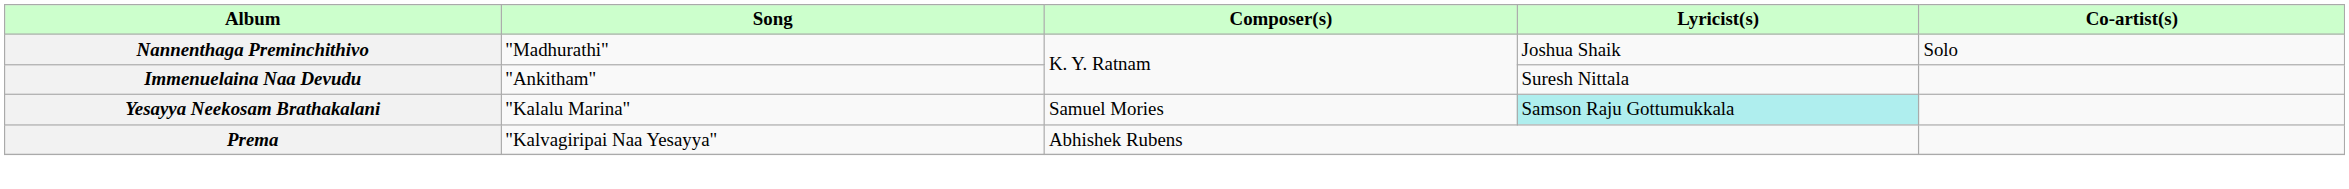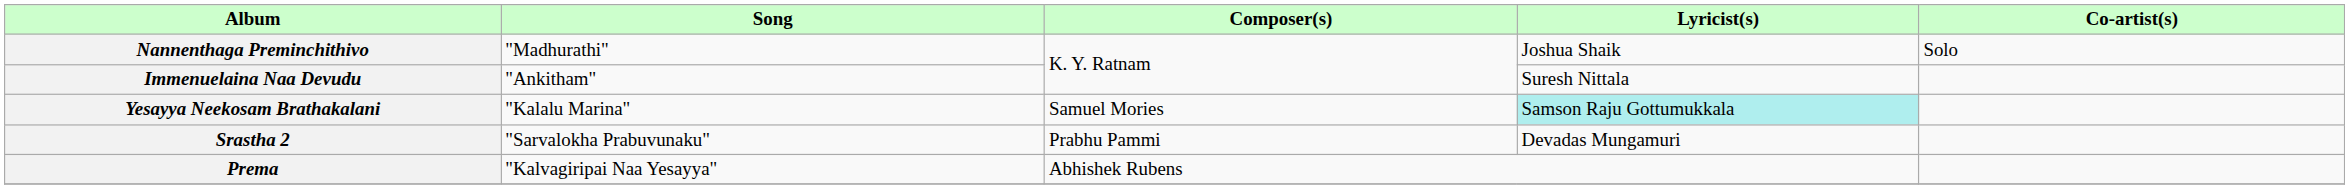+ row: (253, 139)
